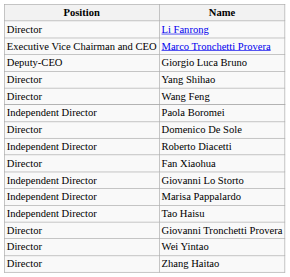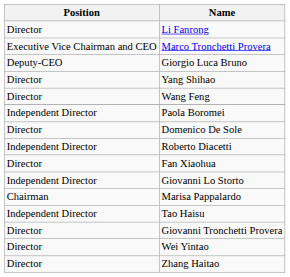(52, 197) Independent Director -> (28, 197) Chairman
